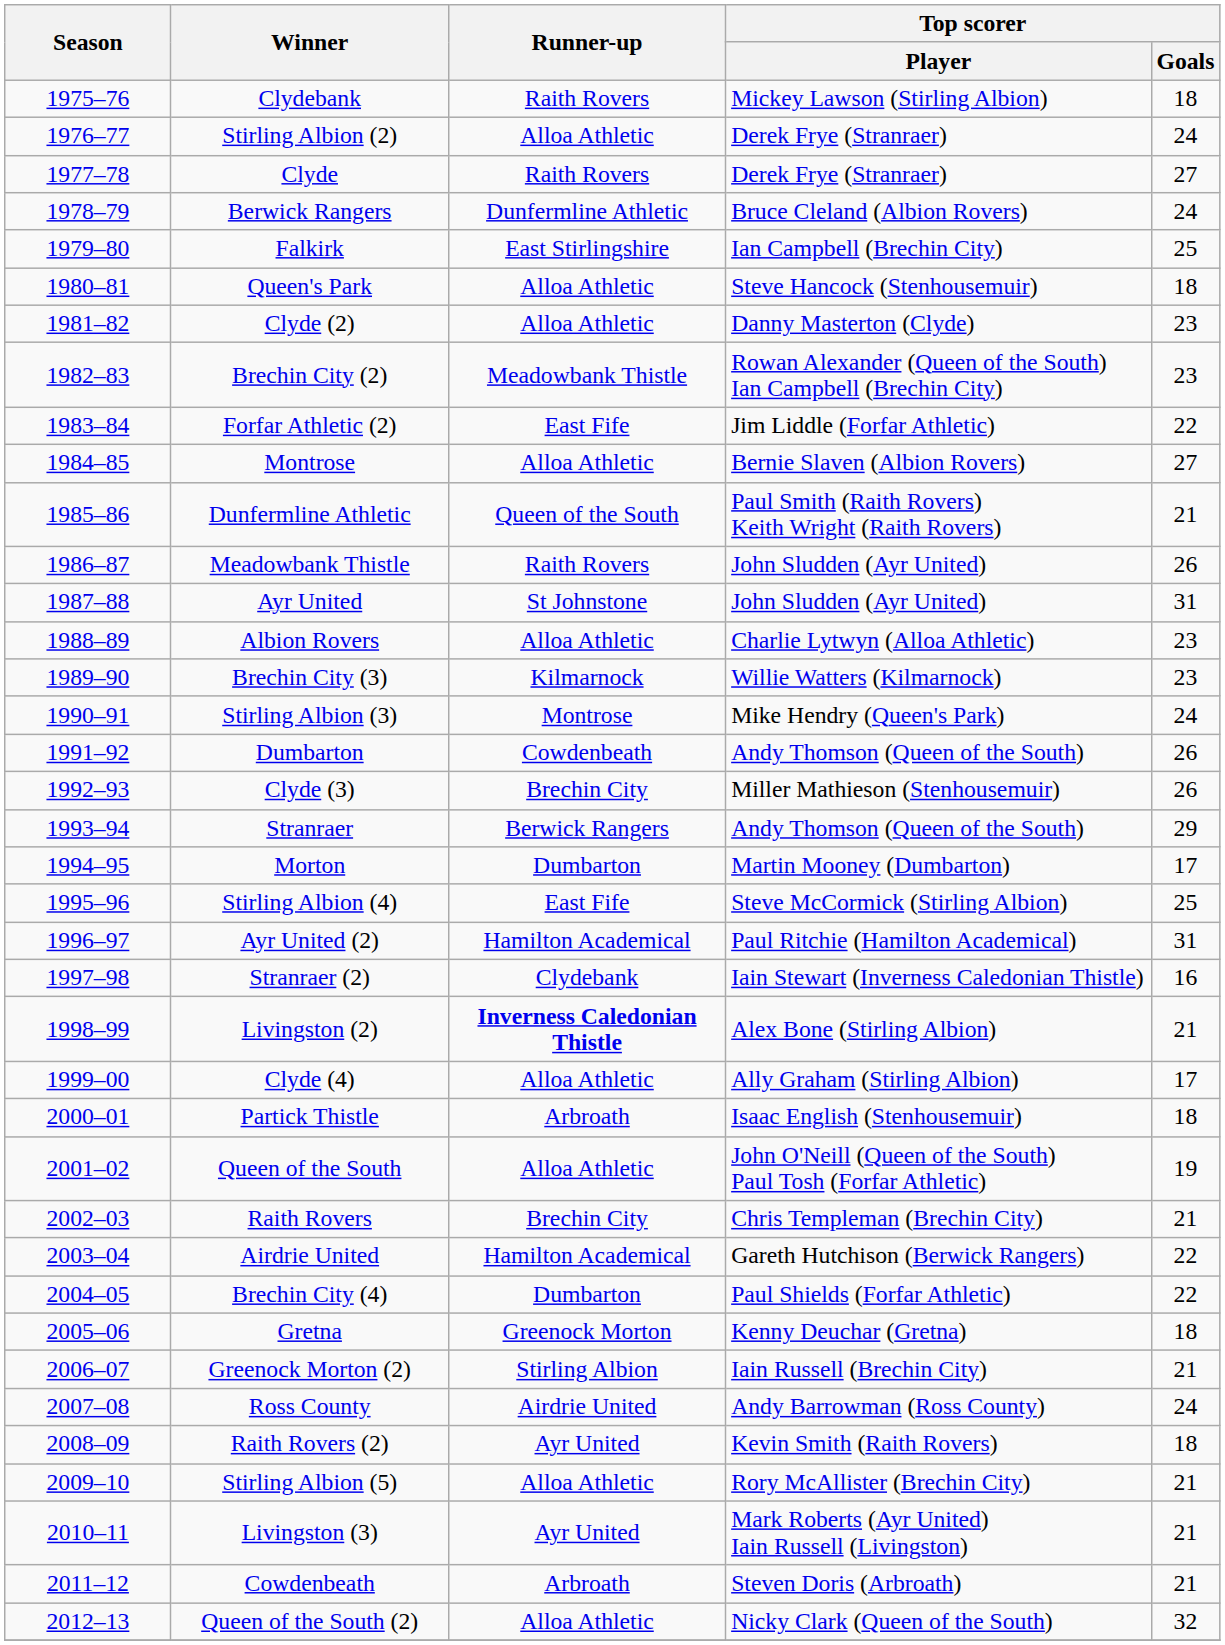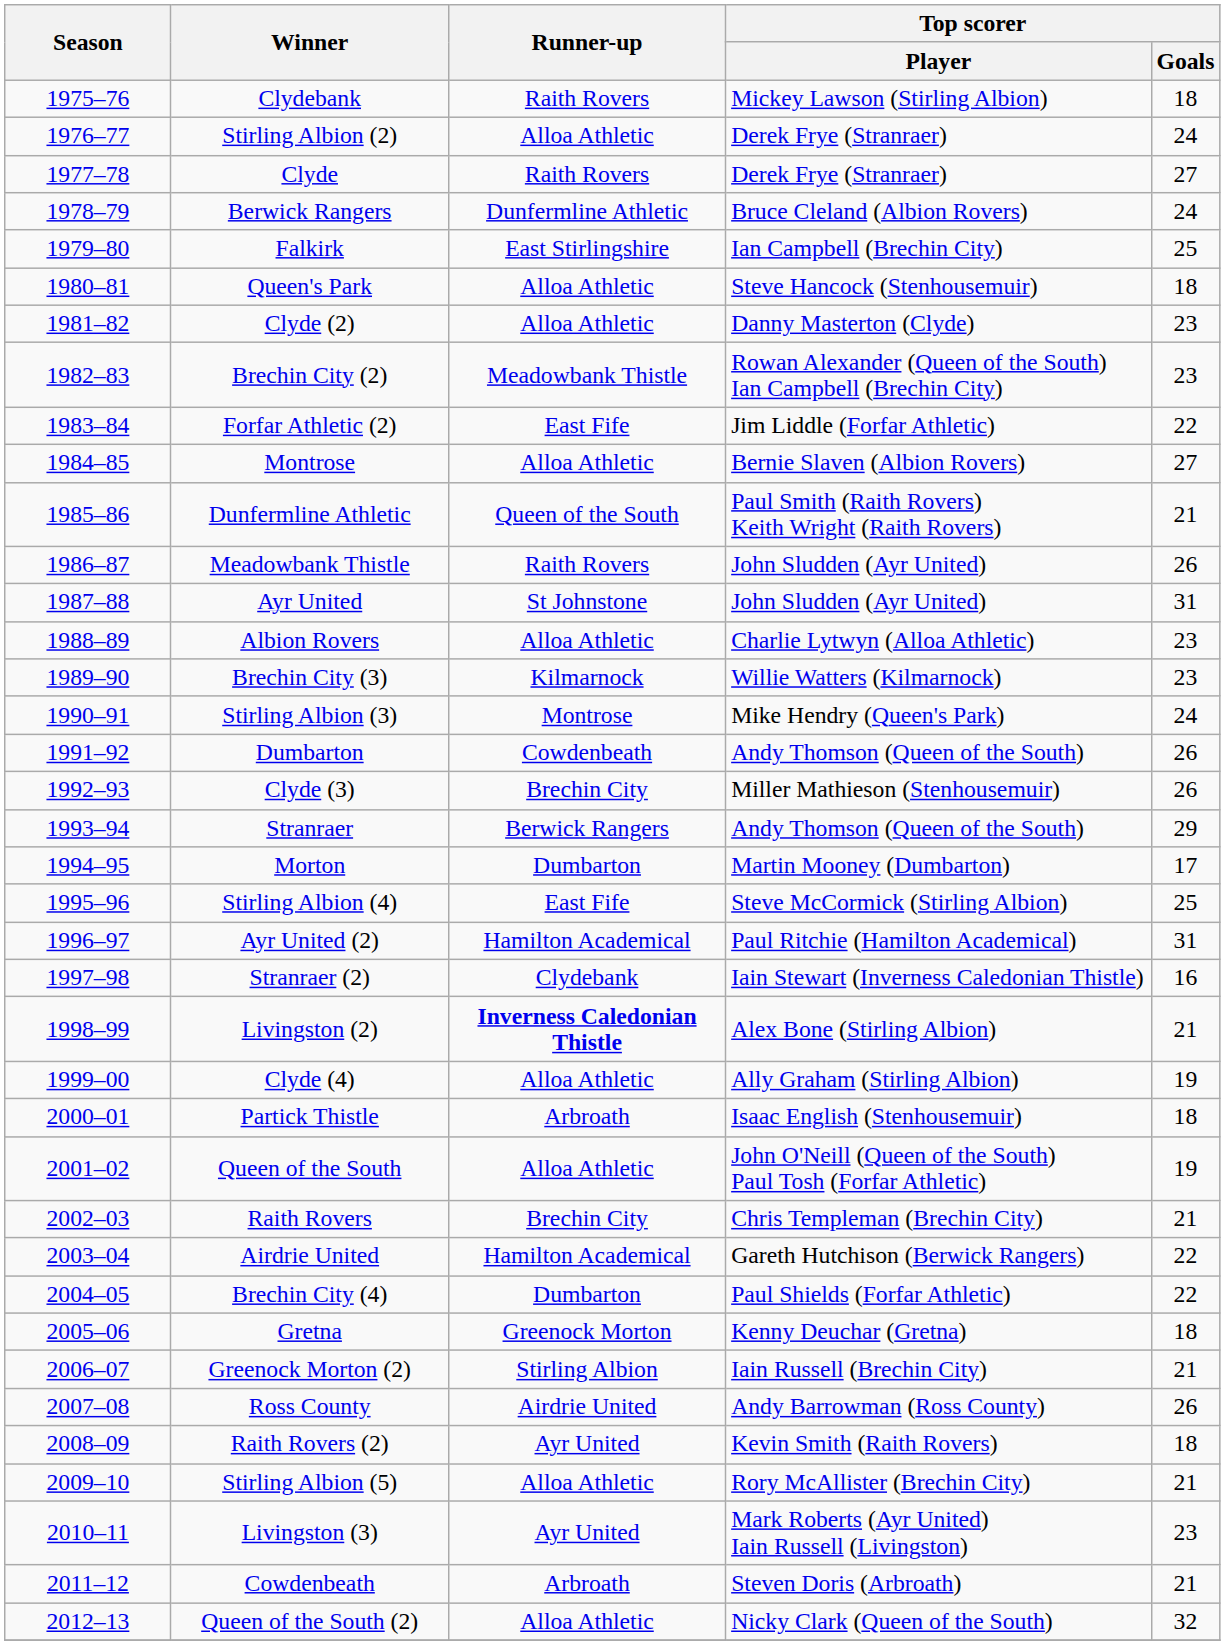(1185, 1079) 17 -> (1185, 1079) 19
(1185, 1406) 24 -> (1185, 1406) 26
(1185, 1532) 21 -> (1185, 1532) 23
